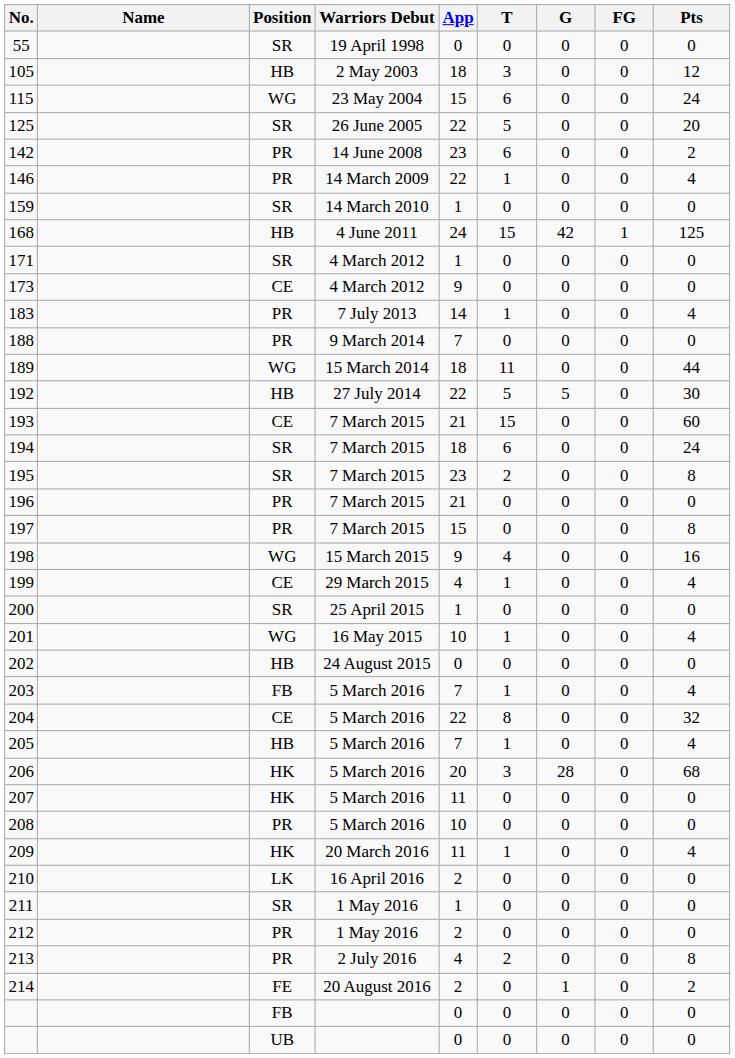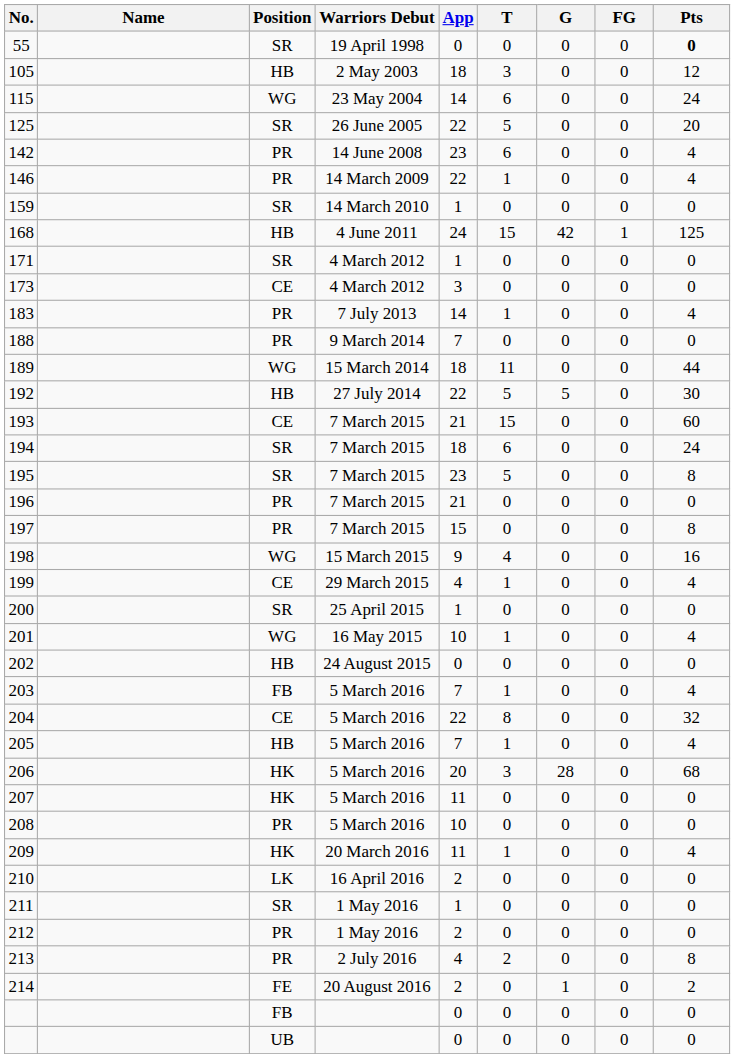(691, 44) normal -> (691, 44) bold
(458, 98) 15 -> (458, 98) 14
(691, 152) 2 -> (691, 152) 4
(458, 286) 9 -> (458, 286) 3
(507, 475) 2 -> (507, 475) 5
